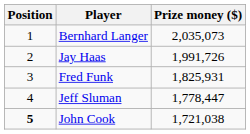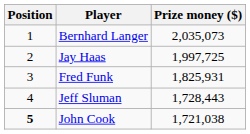(198, 56) 1,991,726 -> (198, 56) 1,997,725
(198, 98) 1,778,447 -> (198, 98) 1,728,443
